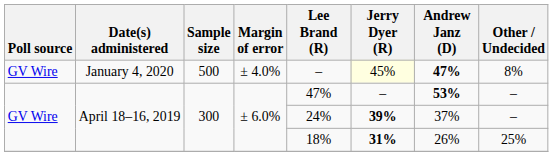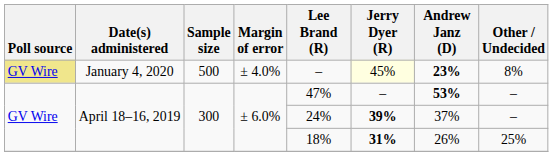(33, 71) no background -> (33, 71) khaki background
(447, 71) 47% -> (447, 71) 23%
